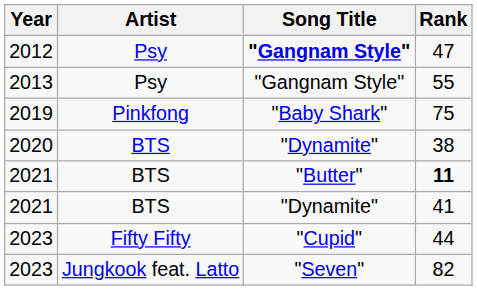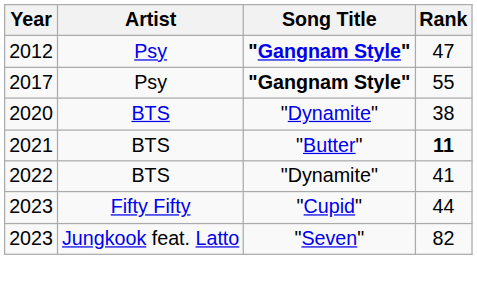(31, 82) 2013 -> (31, 82) 2017
(329, 82) normal -> (329, 82) bold
- row: (443, 113)
(31, 207) 2021 -> (31, 176) 2022
